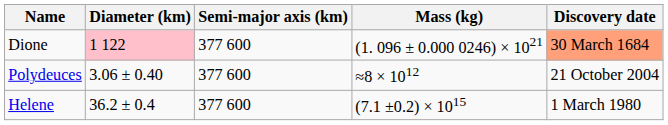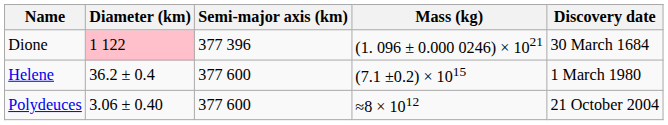(225, 45) 377 600 -> (225, 45) 377 396
(600, 45) lightsalmon background -> (600, 45) no background
rows swapped: (31, 105) <-> (45, 75)
